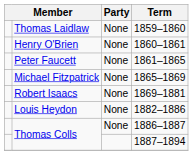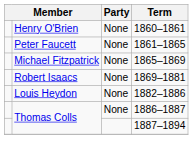- row: (160, 28)
